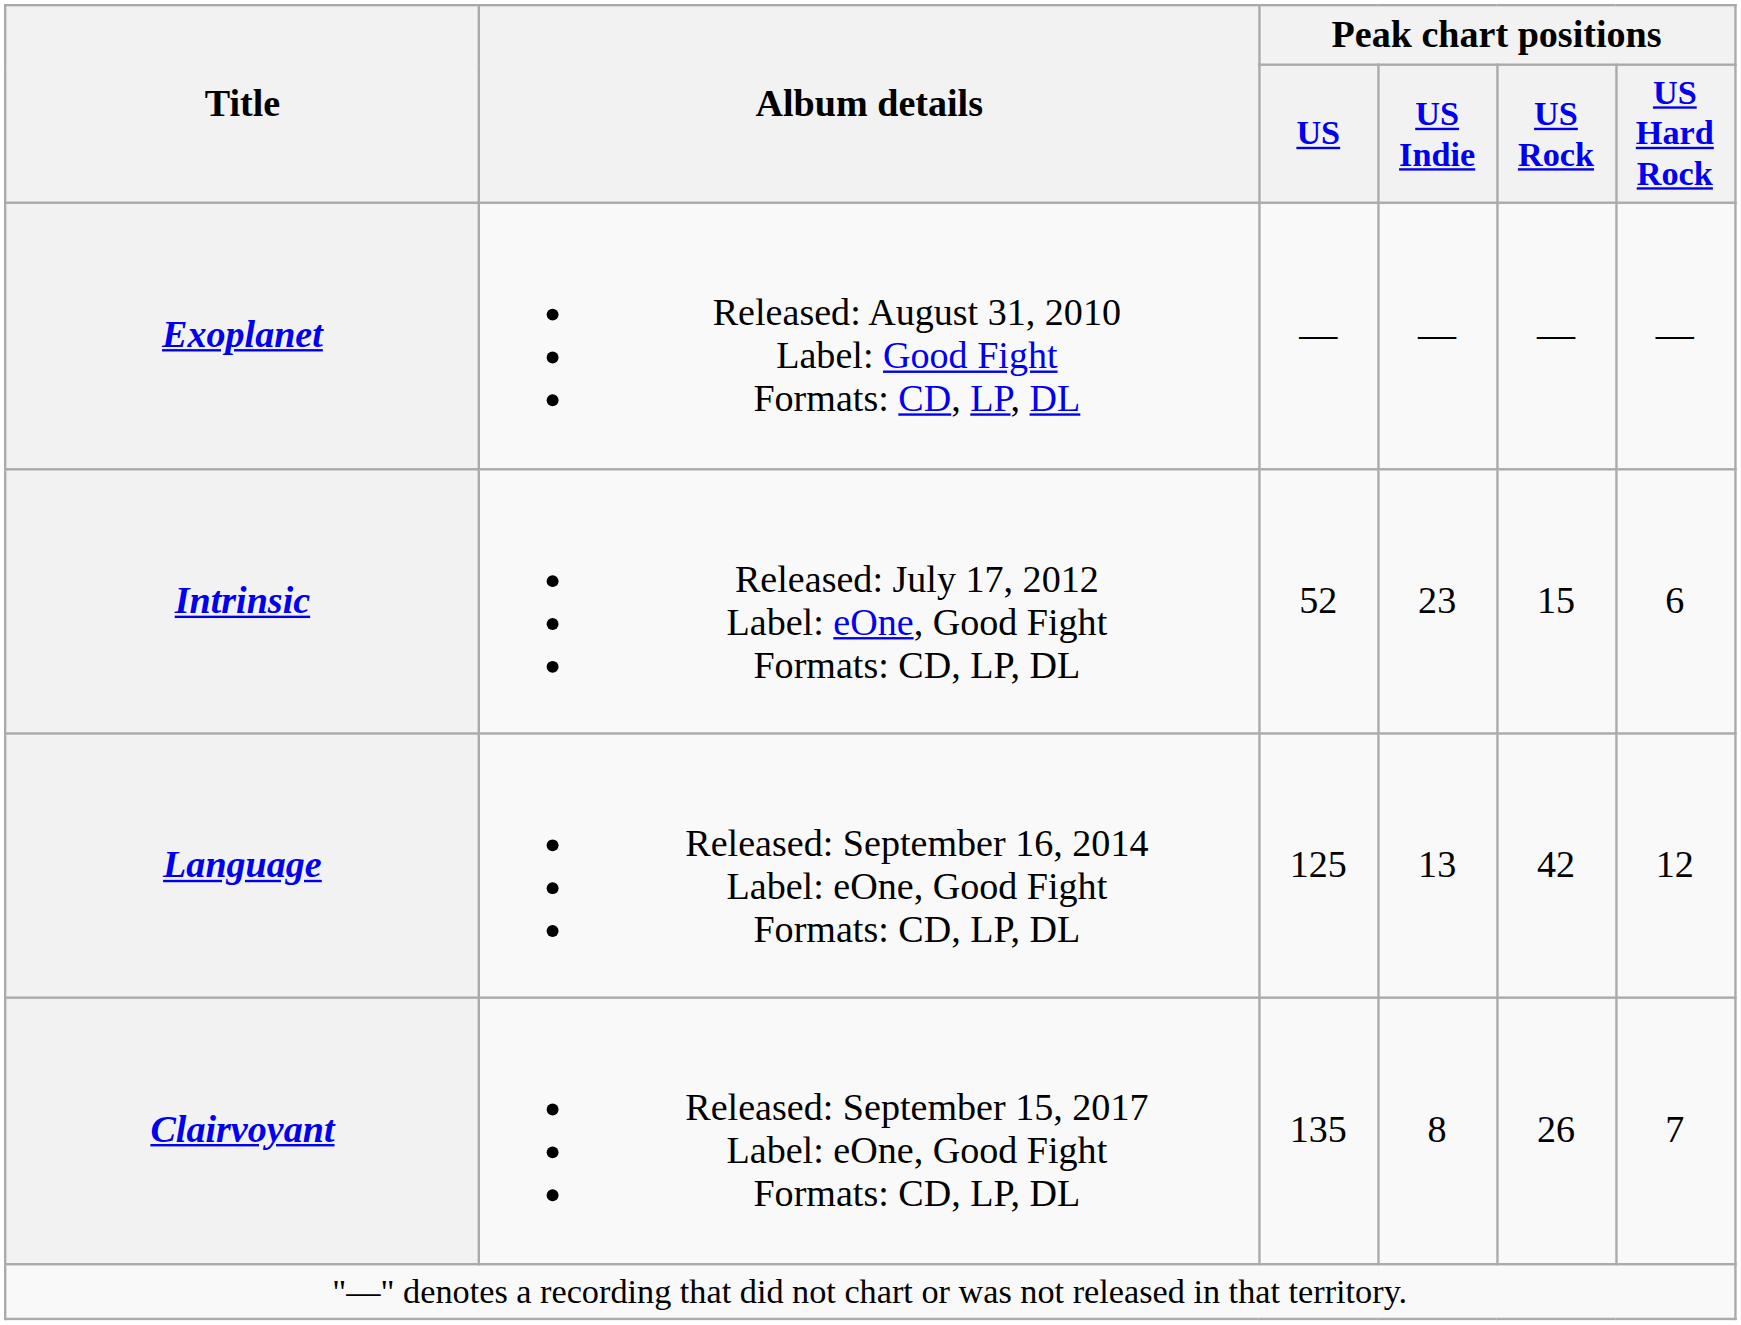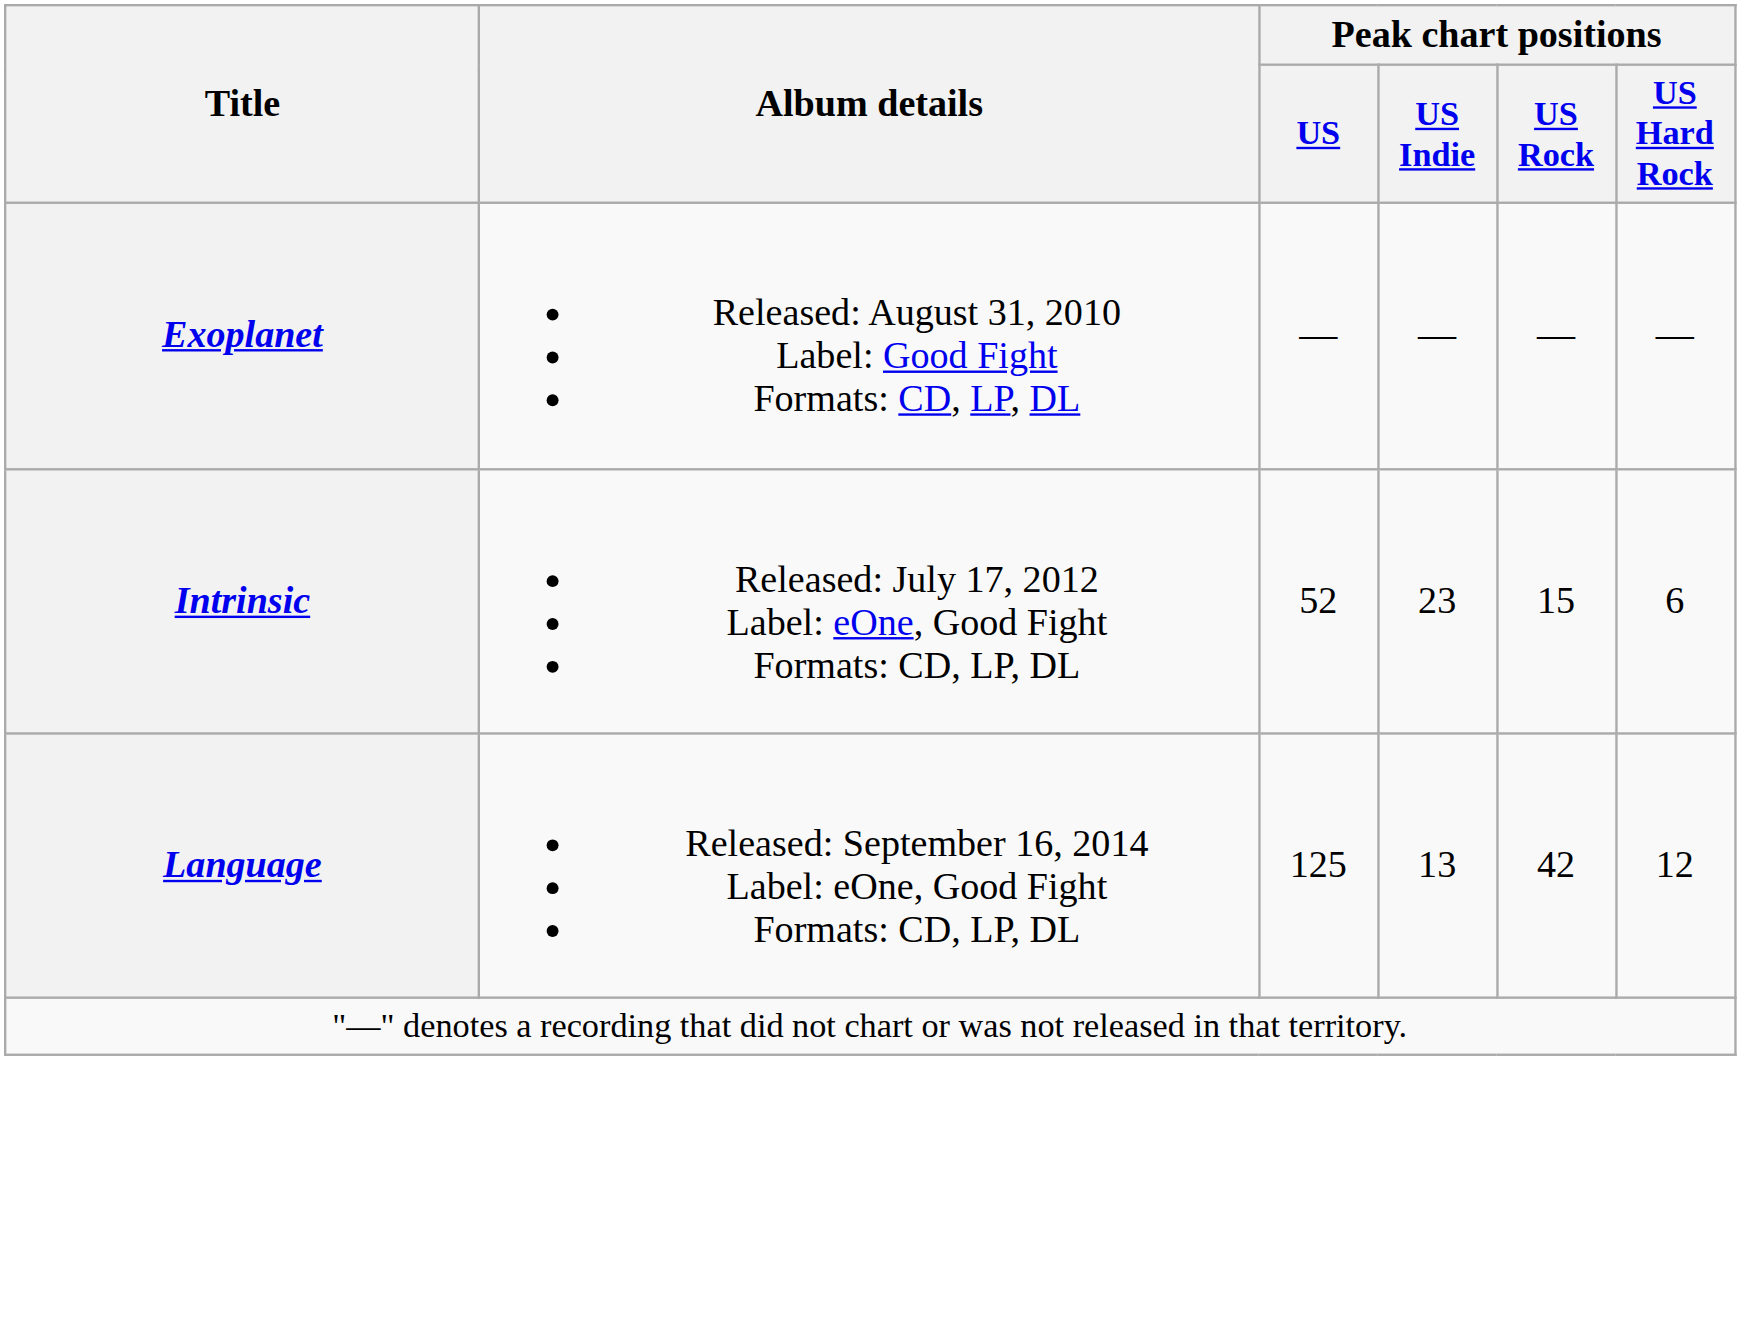- row: (242, 1130)
